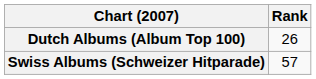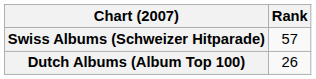rows swapped: (136, 39) <-> (136, 62)
